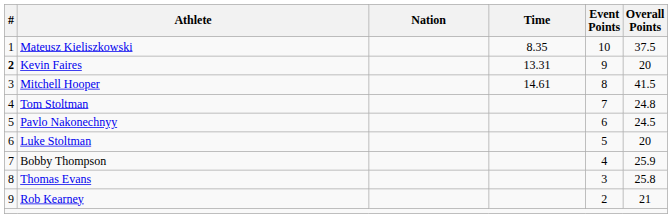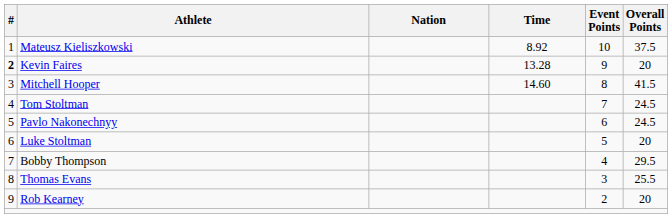(537, 46) 8.35 -> (537, 46) 8.92
(537, 65) 13.31 -> (537, 65) 13.28
(537, 84) 14.61 -> (537, 84) 14.60
(645, 103) 24.8 -> (645, 103) 24.5
(645, 160) 25.9 -> (645, 160) 29.5
(645, 179) 25.8 -> (645, 179) 25.5
(645, 198) 21 -> (645, 198) 20
